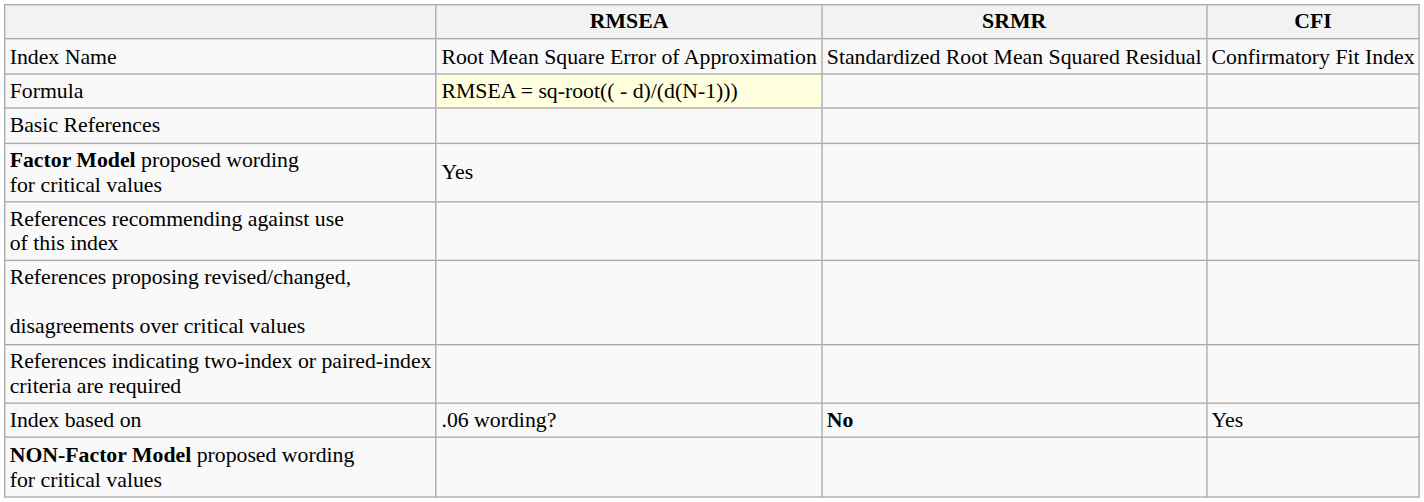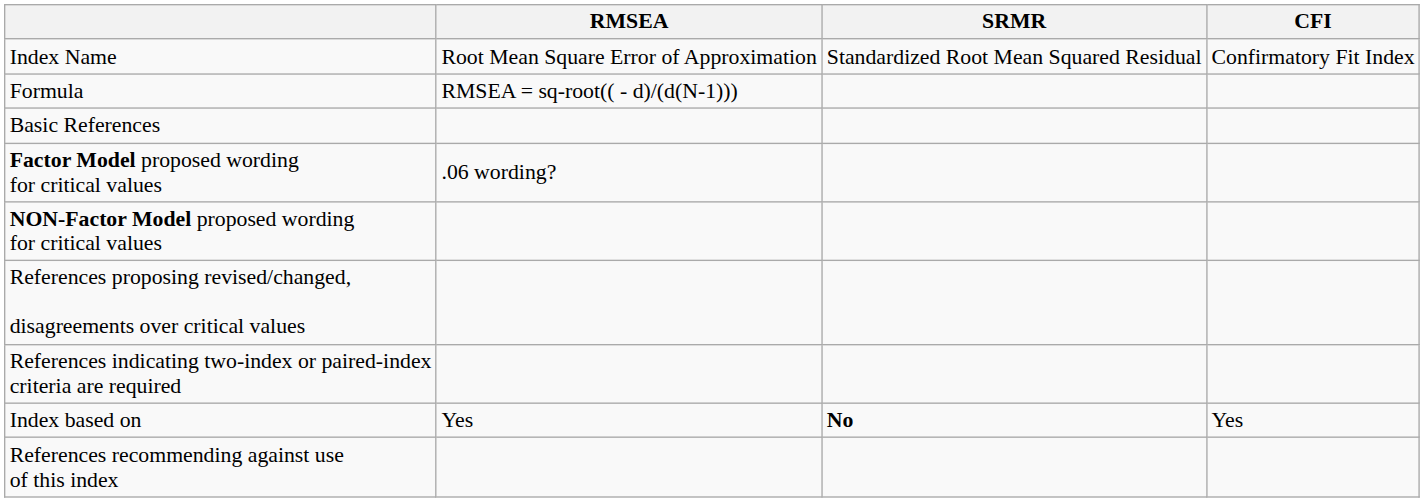(590, 90) lightyellow background -> (590, 90) no background
(457, 172) Yes -> (499, 172) .06 wording?
rows swapped: (182, 466) <-> (177, 231)
(499, 420) .06 wording? -> (457, 420) Yes
